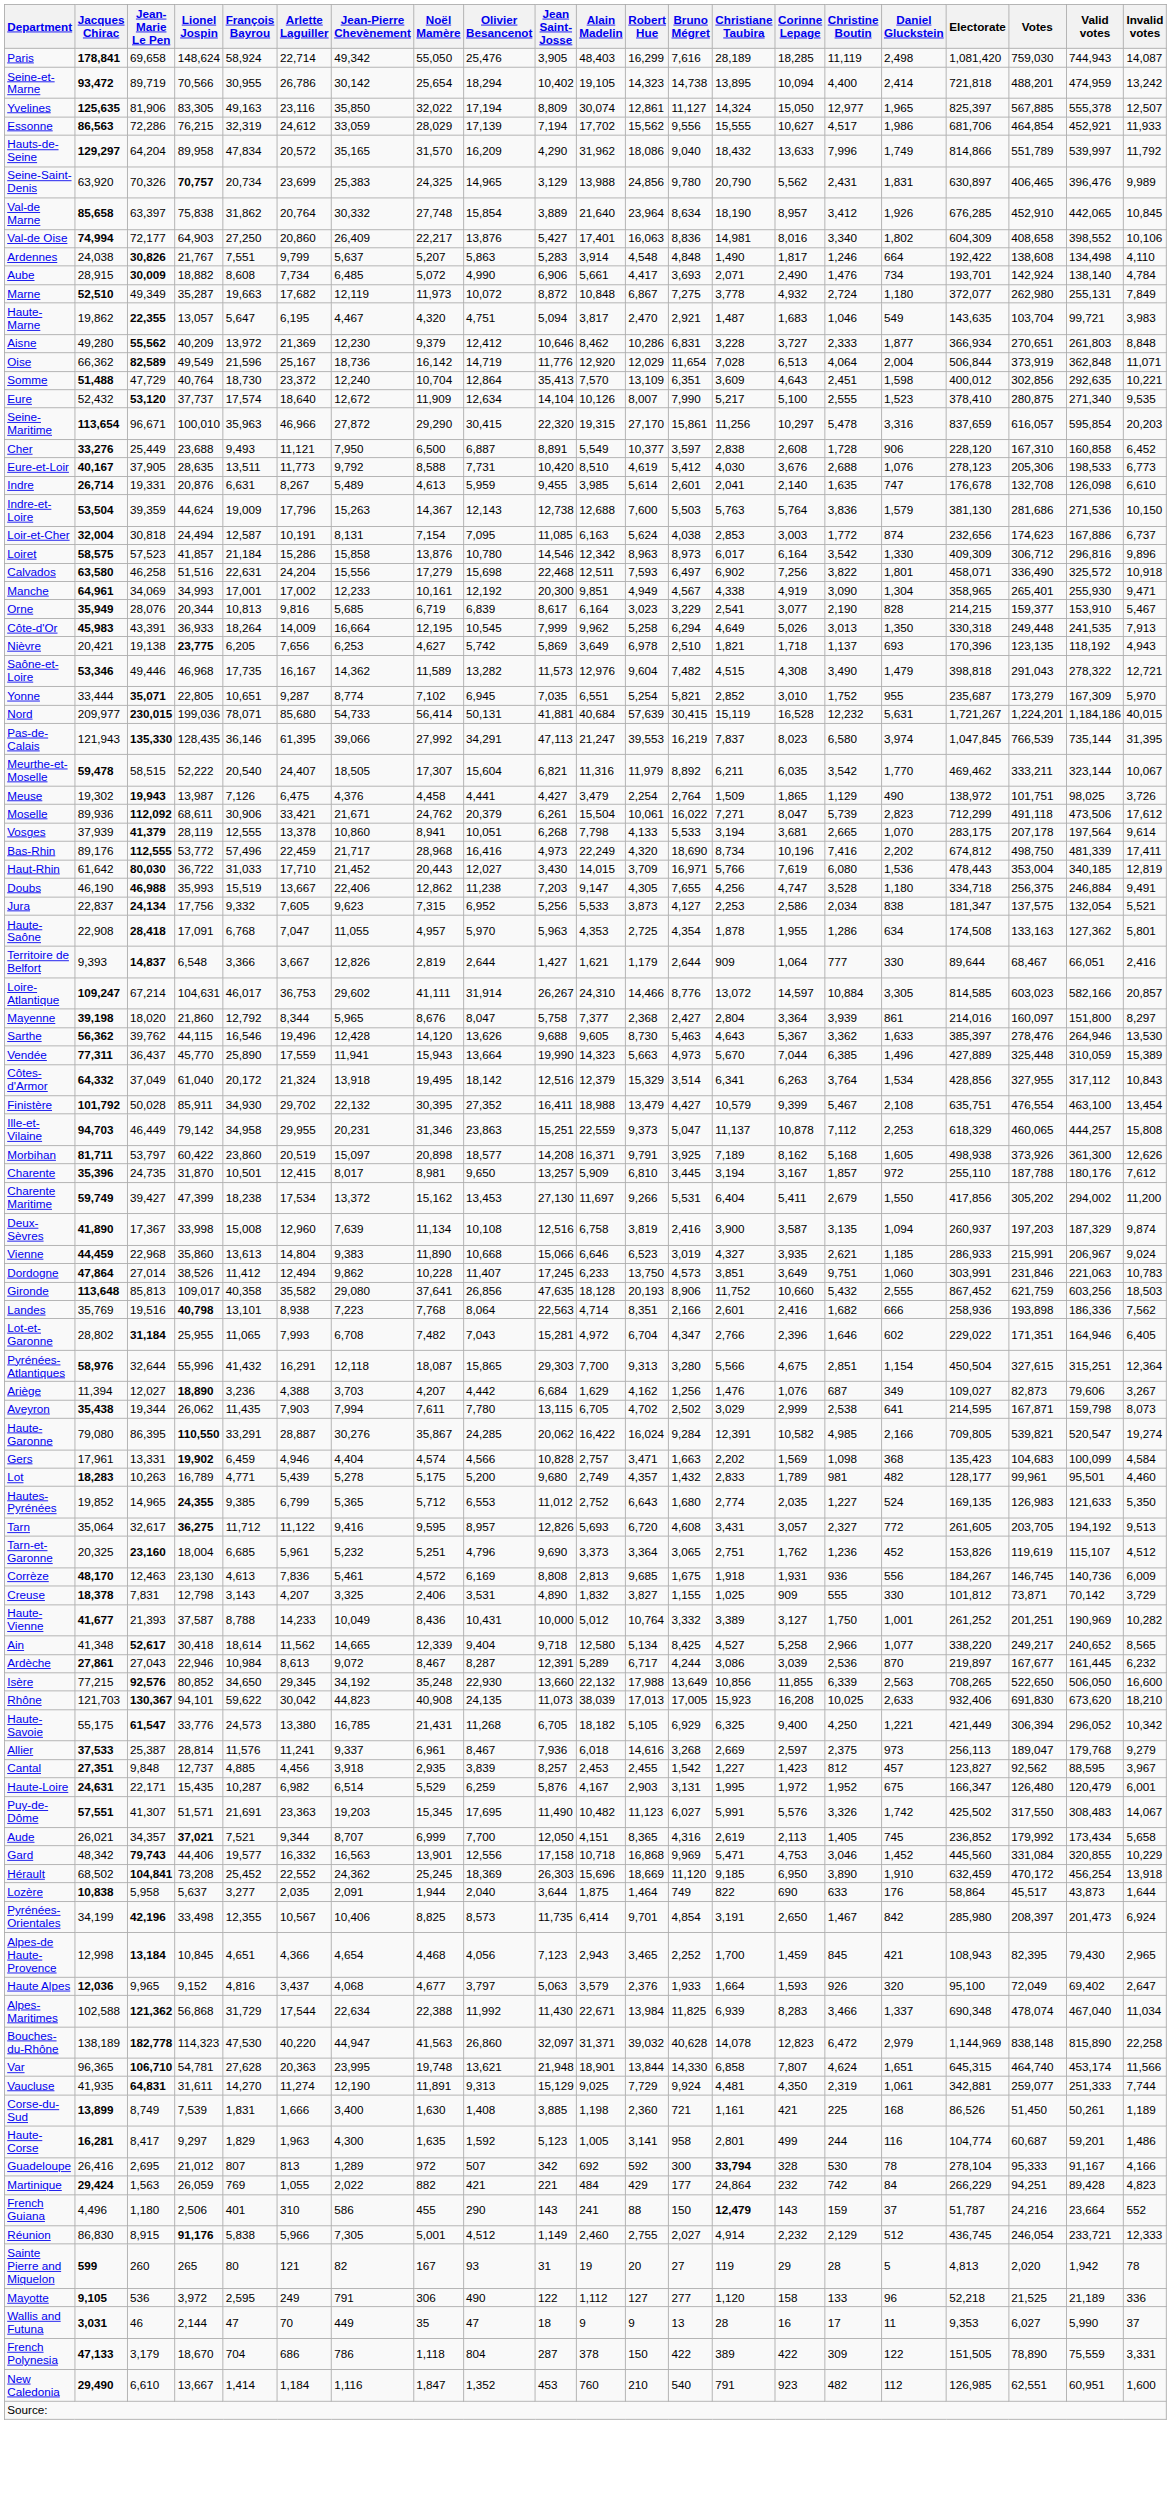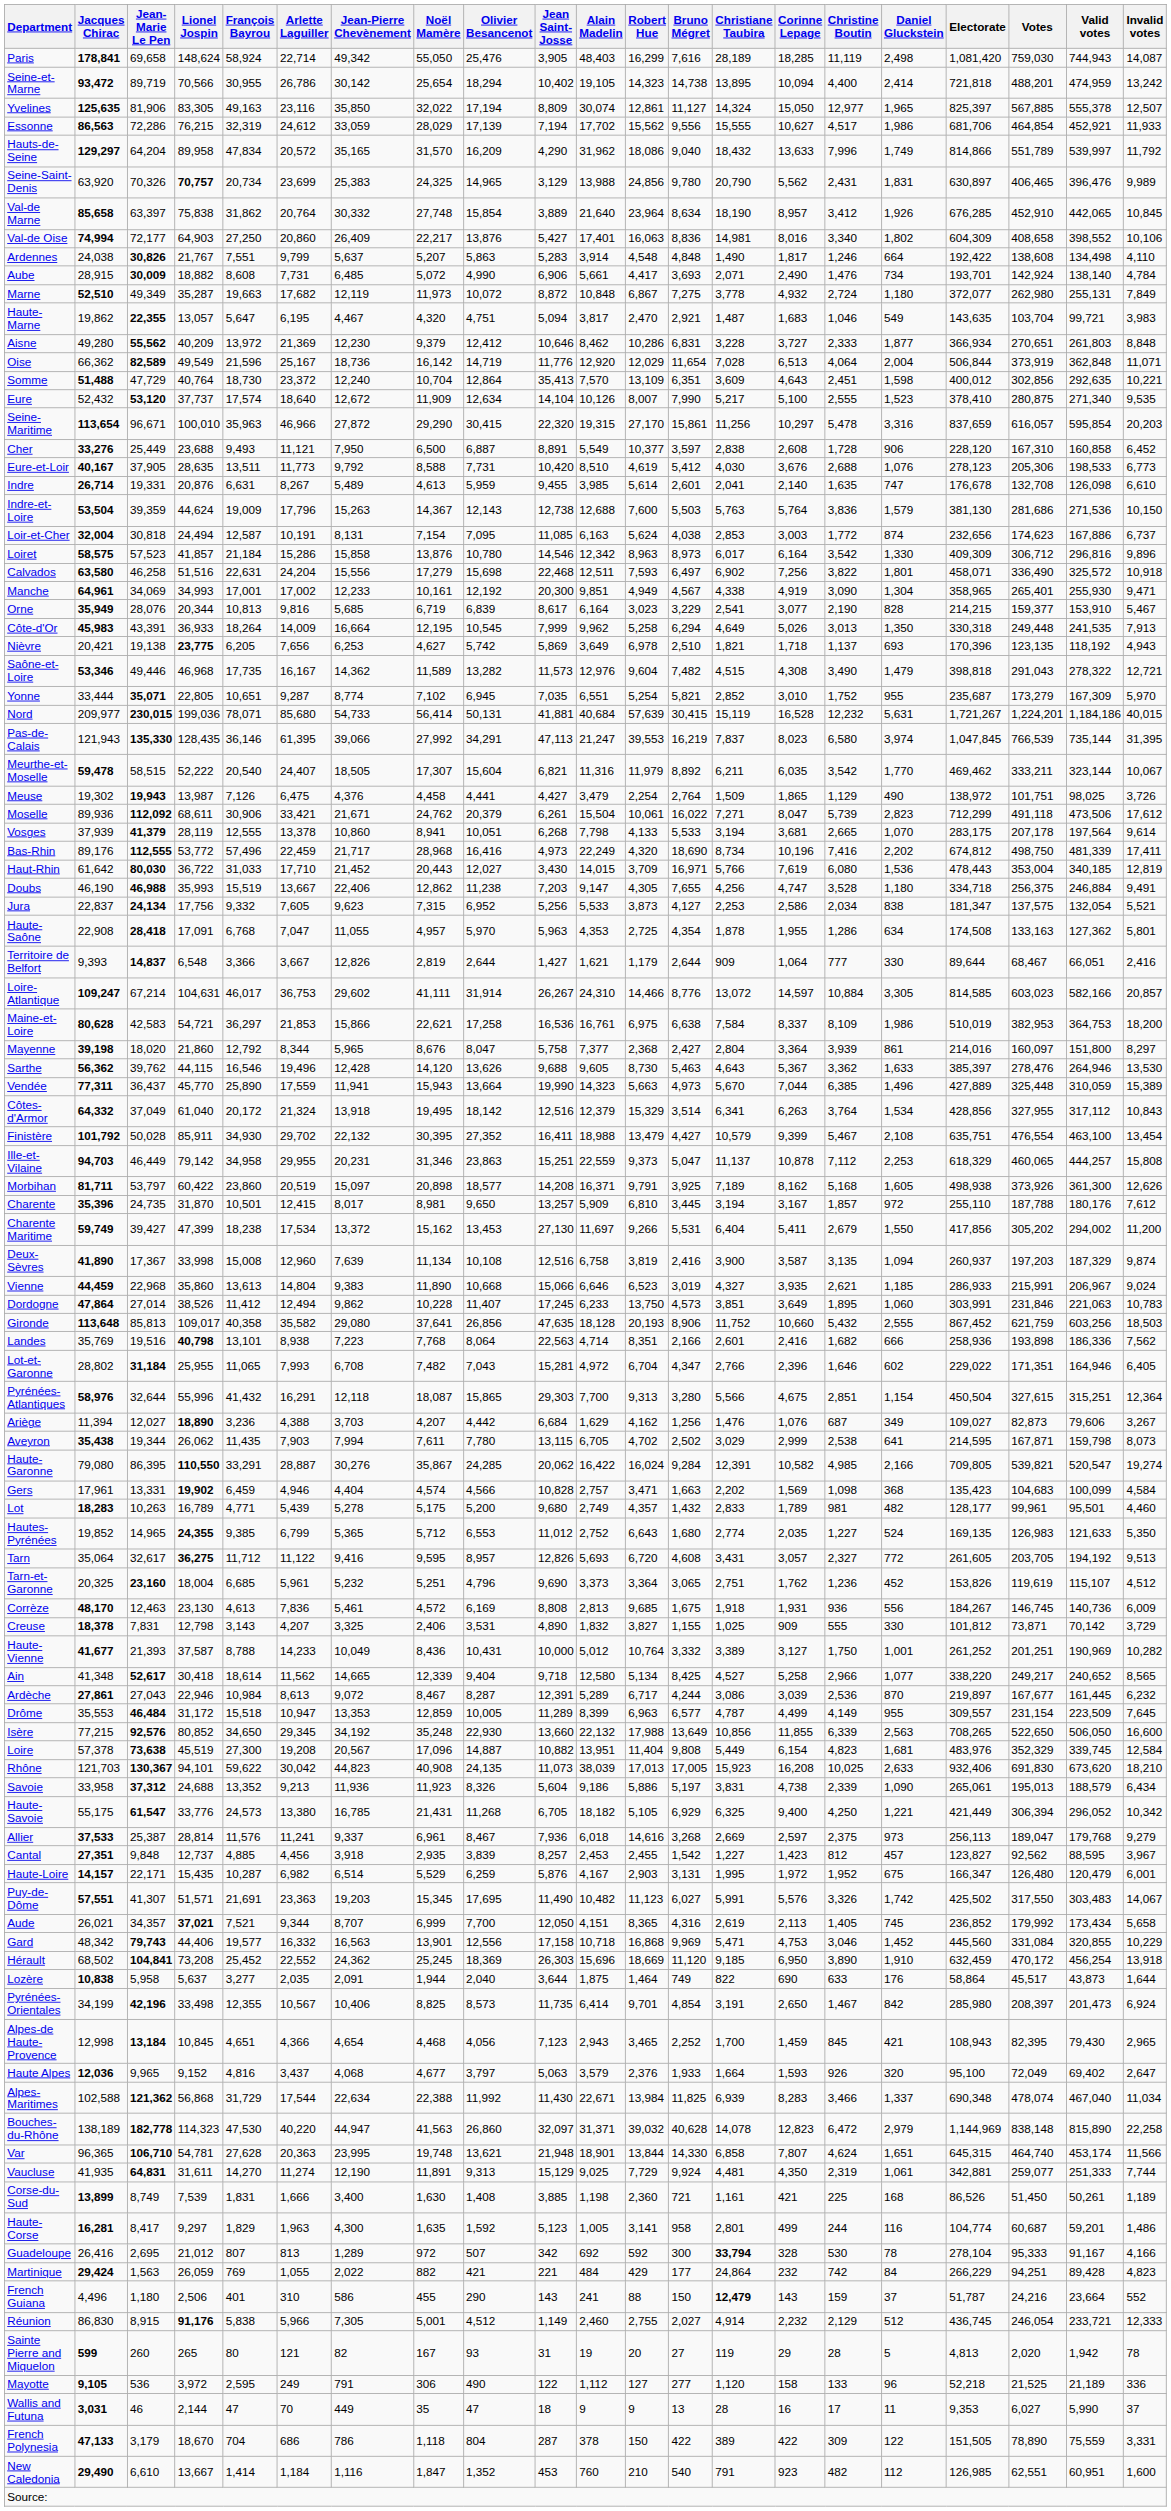(295, 275) 7,734 -> (295, 275) 7,731
+ row: (32, 1024)
(842, 1272) 9,751 -> (842, 1304) 1,895
+ row: (25, 1713)
+ row: (20, 1750)
+ row: (25, 1787)
(96, 1787) 24,631 -> (96, 1873) 14,157
(1090, 1812) 308,483 -> (1090, 1898) 303,483
